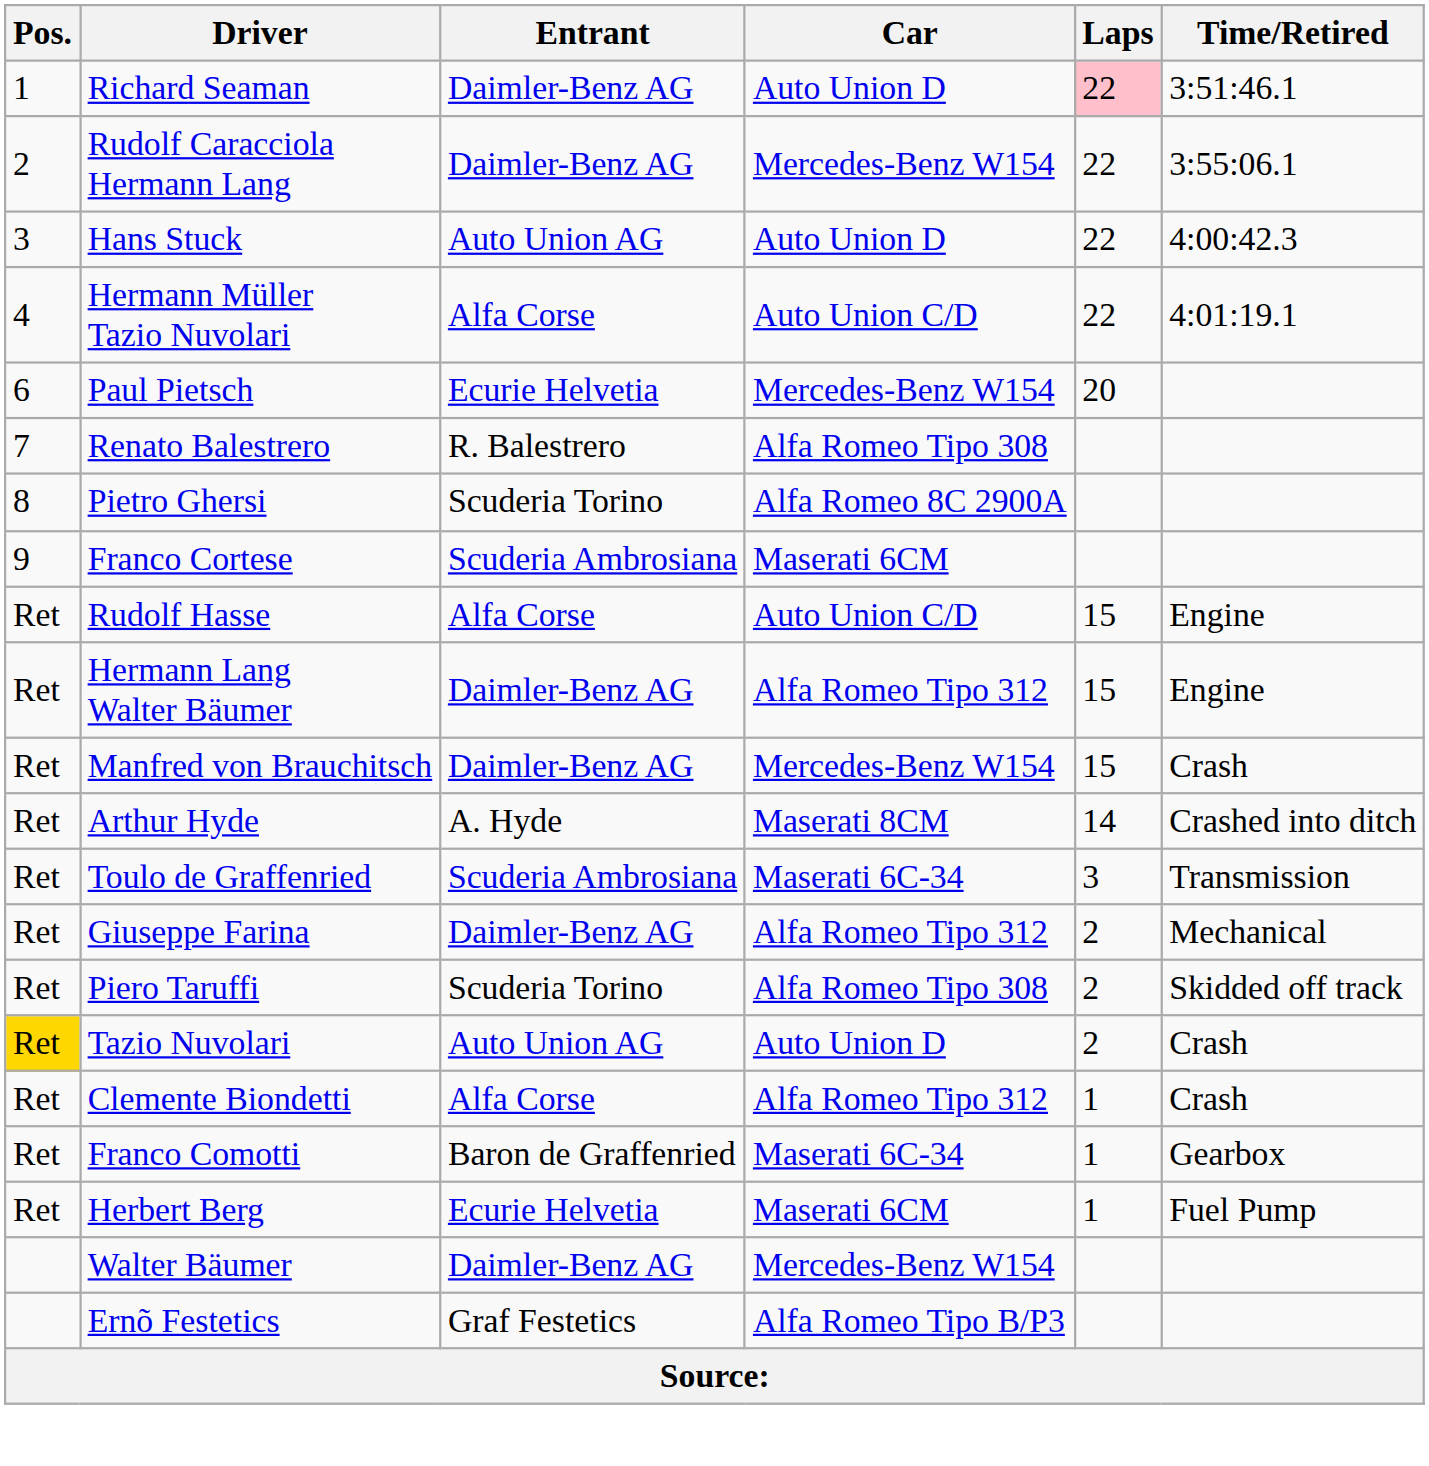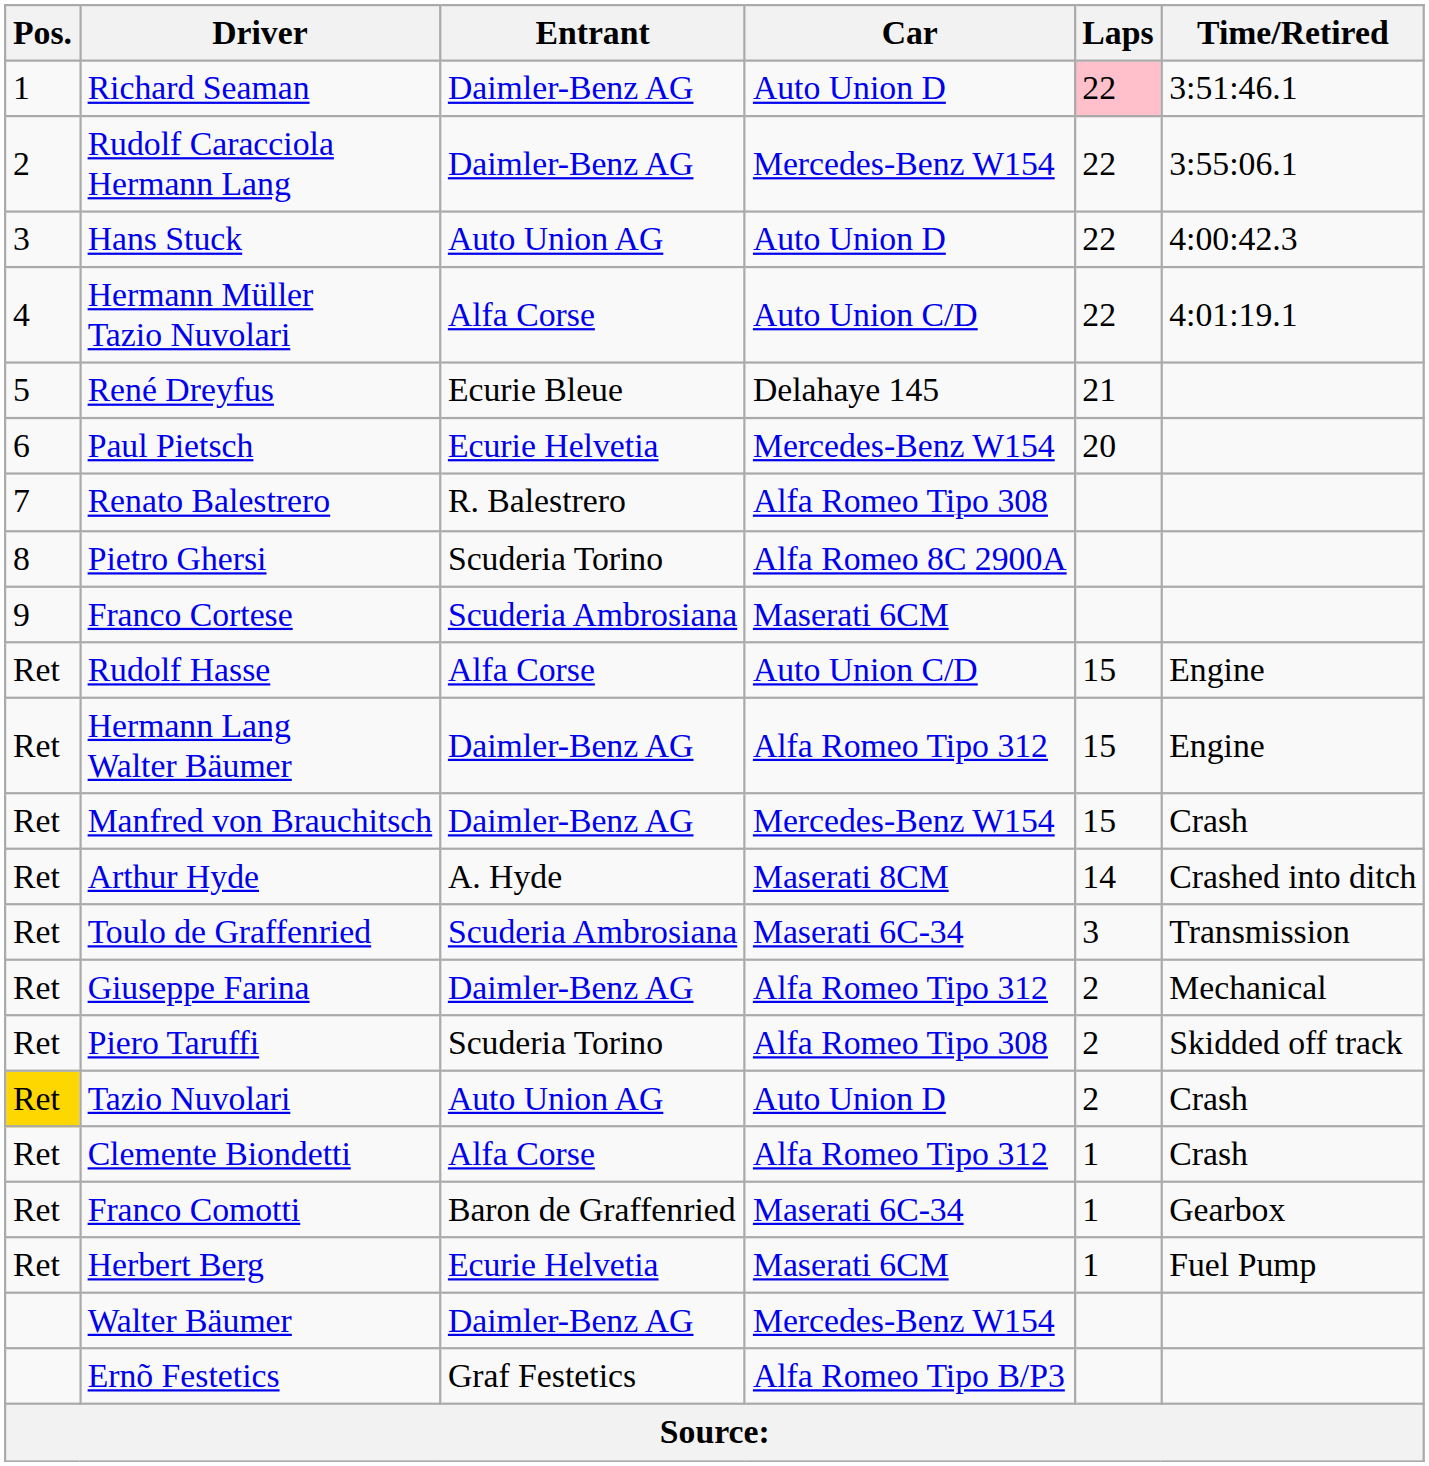+ row: (181, 390)
